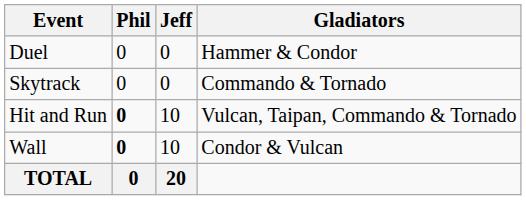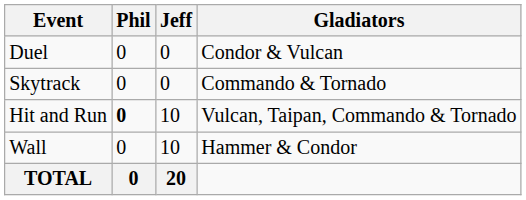(279, 52) Hammer & Condor -> (272, 52) Condor & Vulcan
(121, 147) bold -> (121, 147) normal
(272, 147) Condor & Vulcan -> (279, 147) Hammer & Condor
